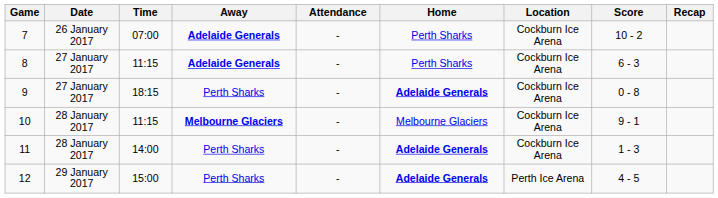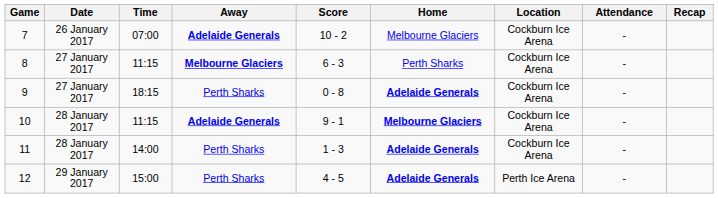columns swapped: (629, 12) <-> (338, 12)
(442, 35) Perth Sharks -> (433, 35) Melbourne Glaciers
(234, 64) Adelaide Generals -> (234, 64) Melbourne Glaciers
(234, 121) Melbourne Glaciers -> (234, 121) Adelaide Generals
(442, 121) normal -> (433, 121) bold
